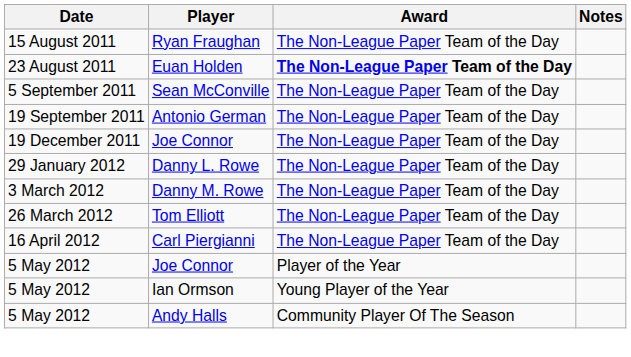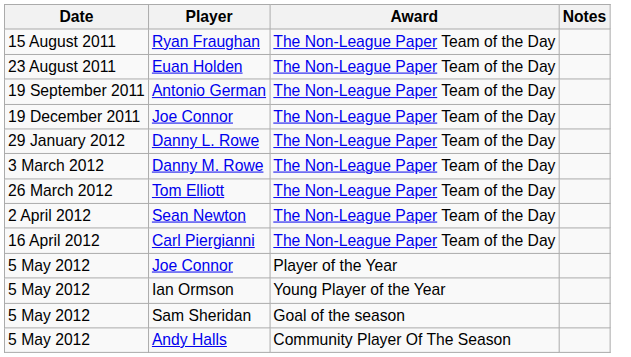(424, 66) bold -> (414, 66) normal
- row: (72, 91)
+ row: (50, 215)
+ row: (49, 315)
